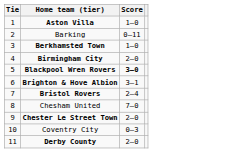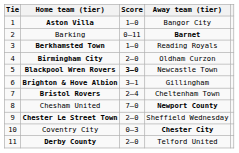+ column: (187, 10)
